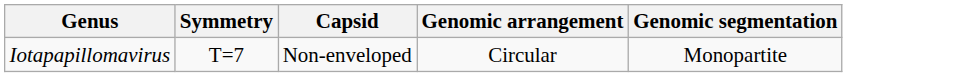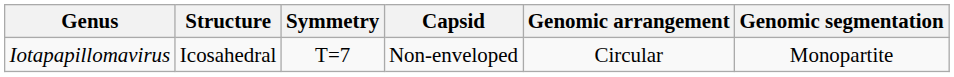+ column: (228, 21)
